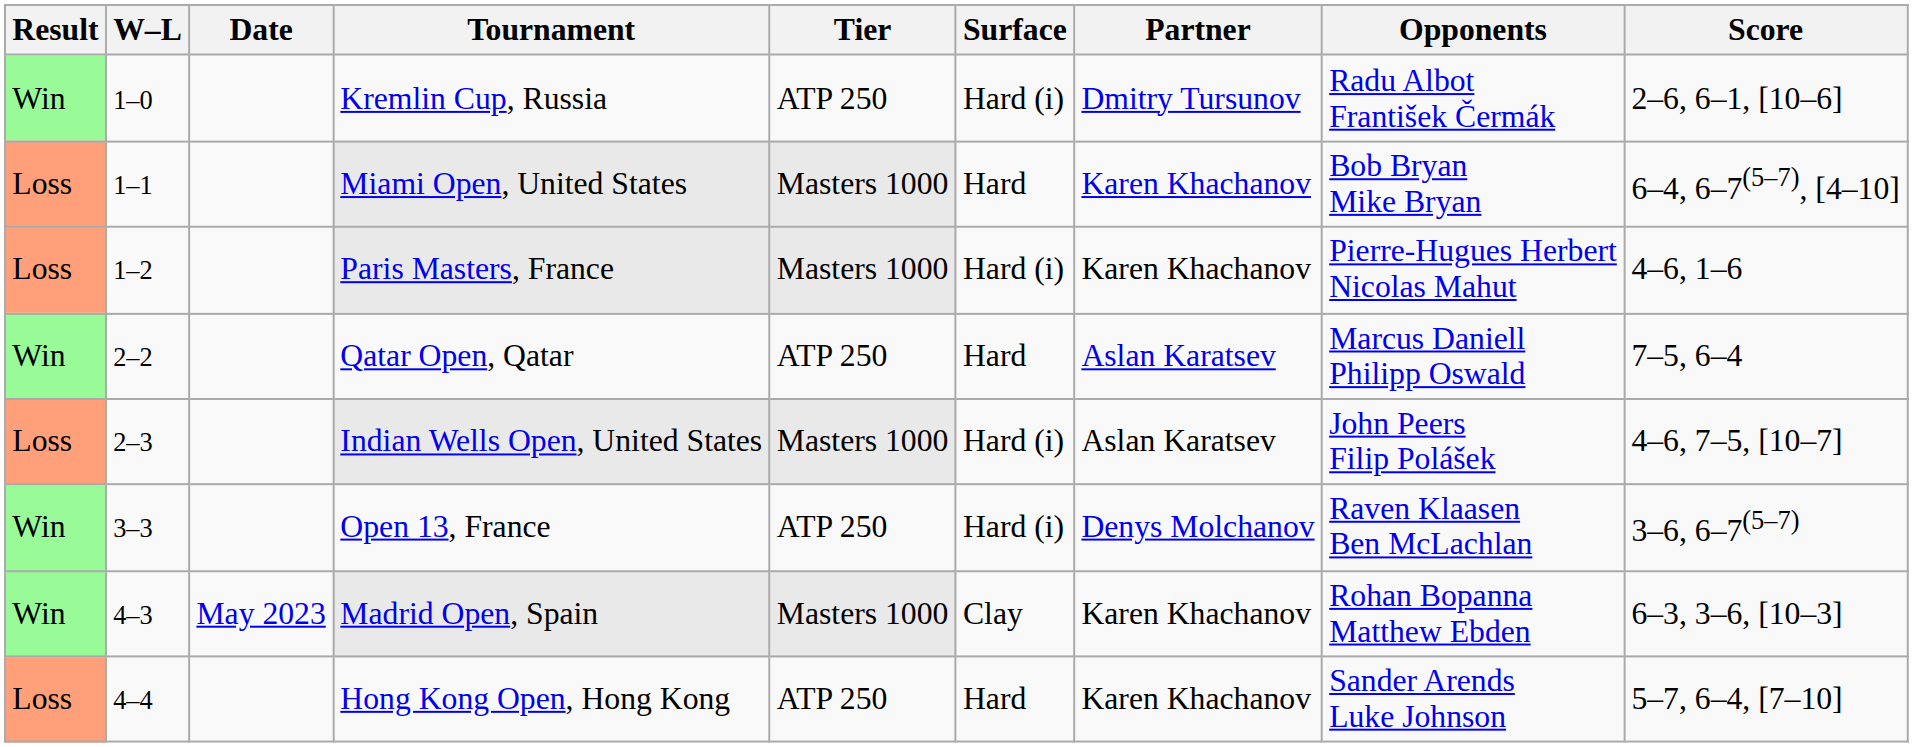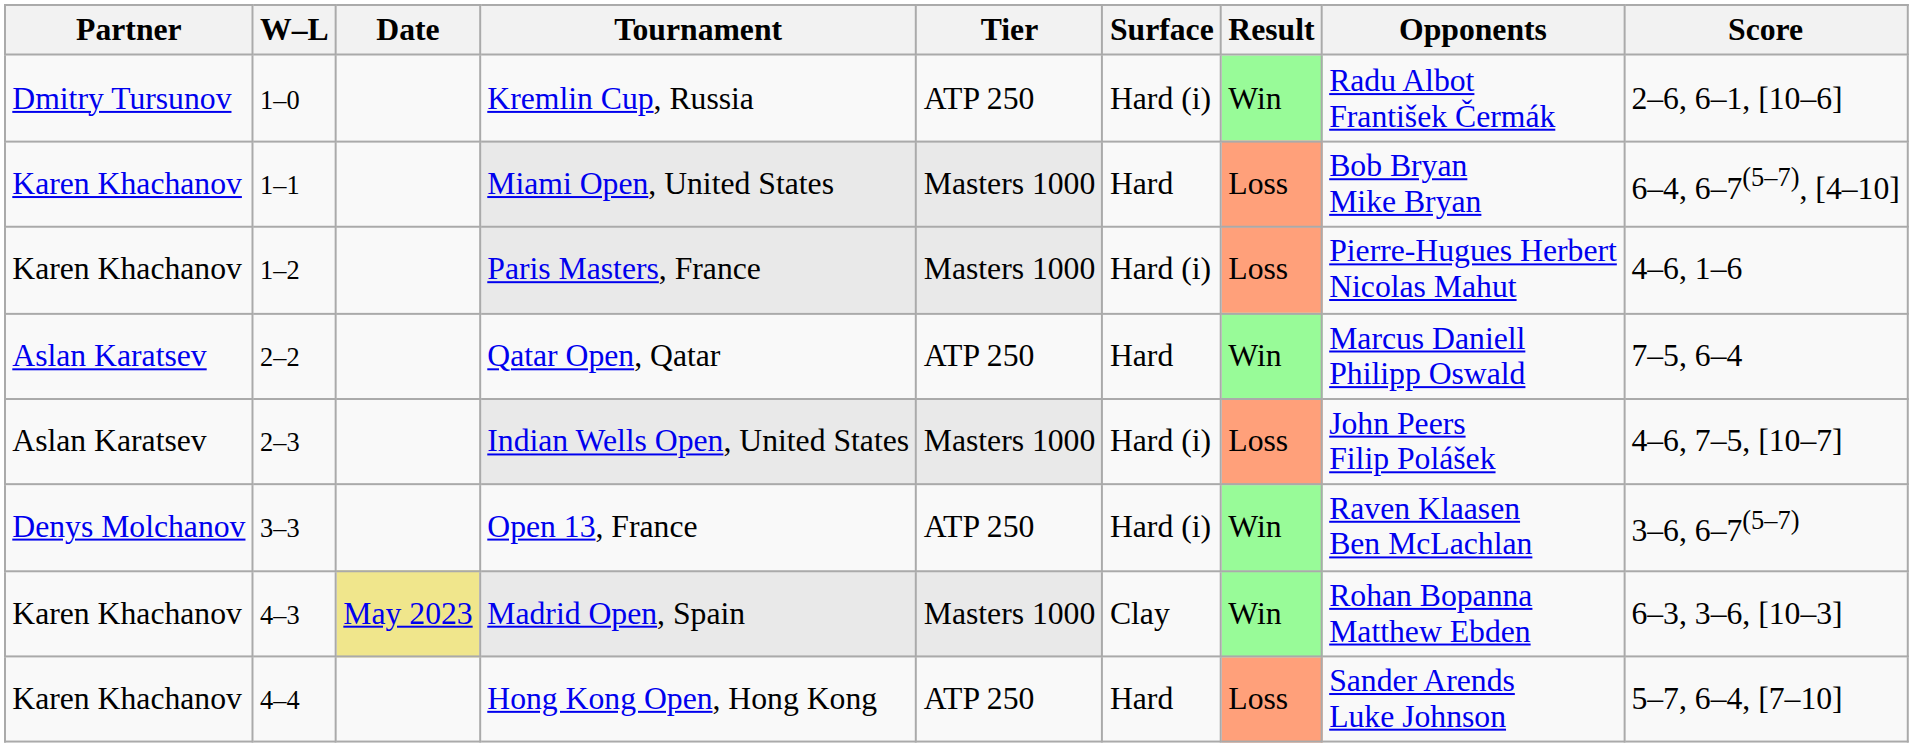columns swapped: (55, 29) <-> (1198, 29)
(261, 612) no background -> (408, 612) khaki background
